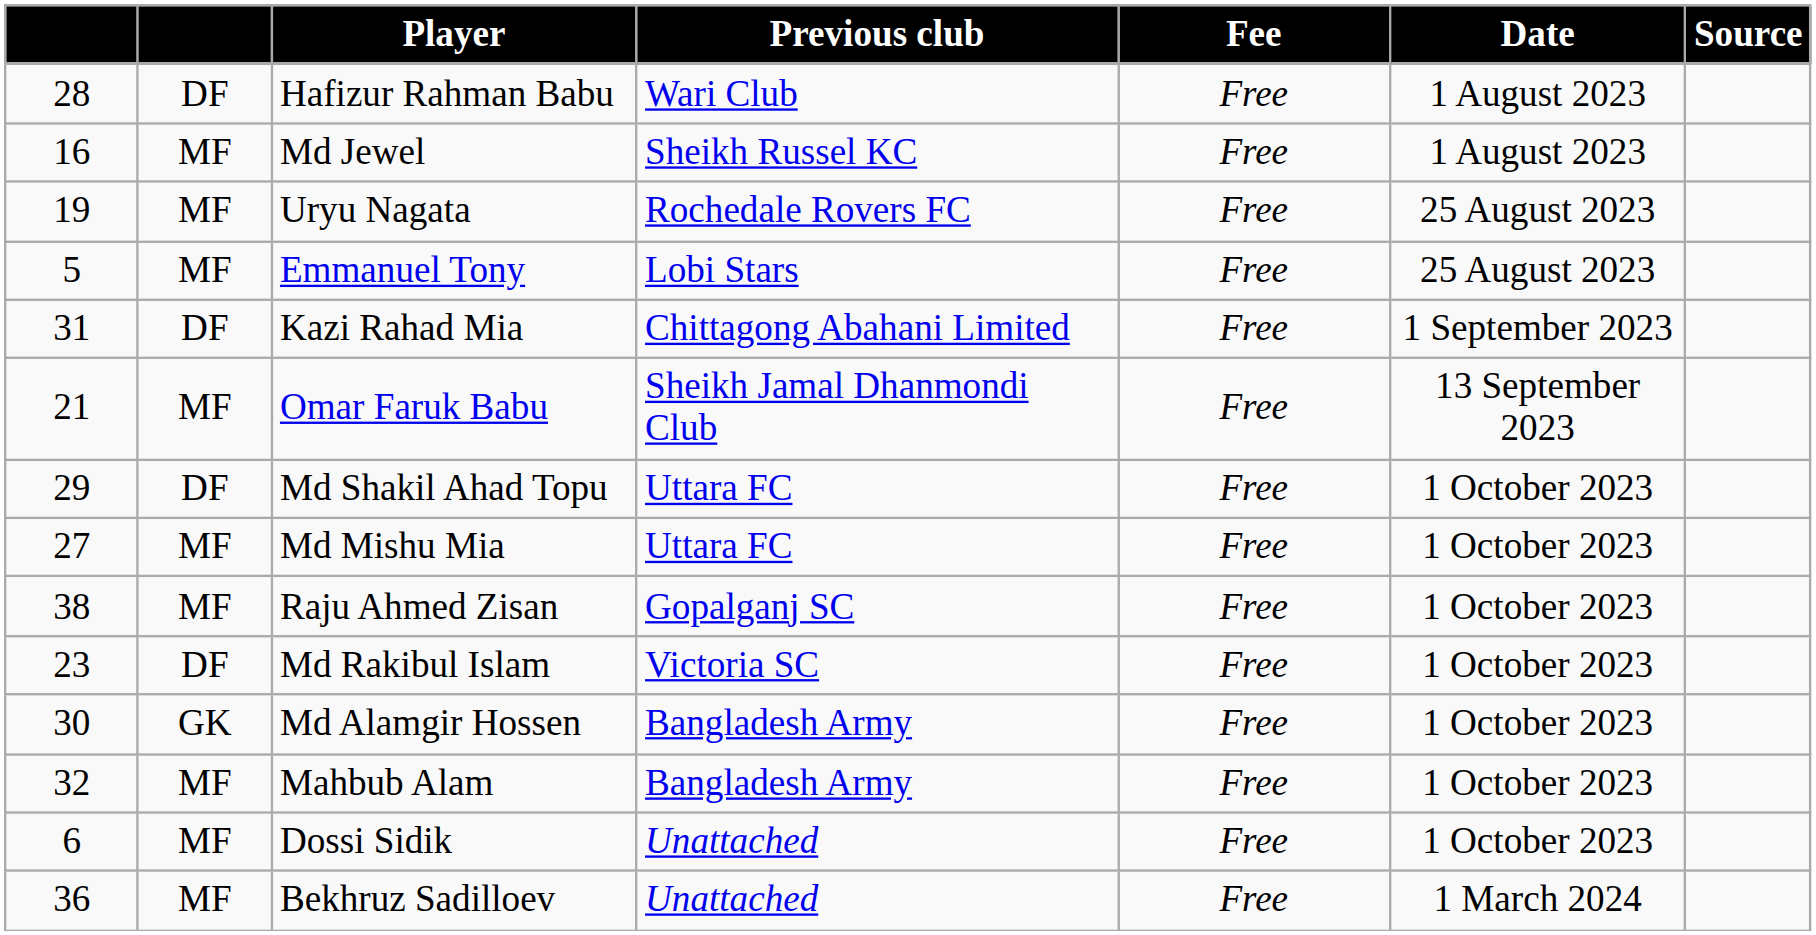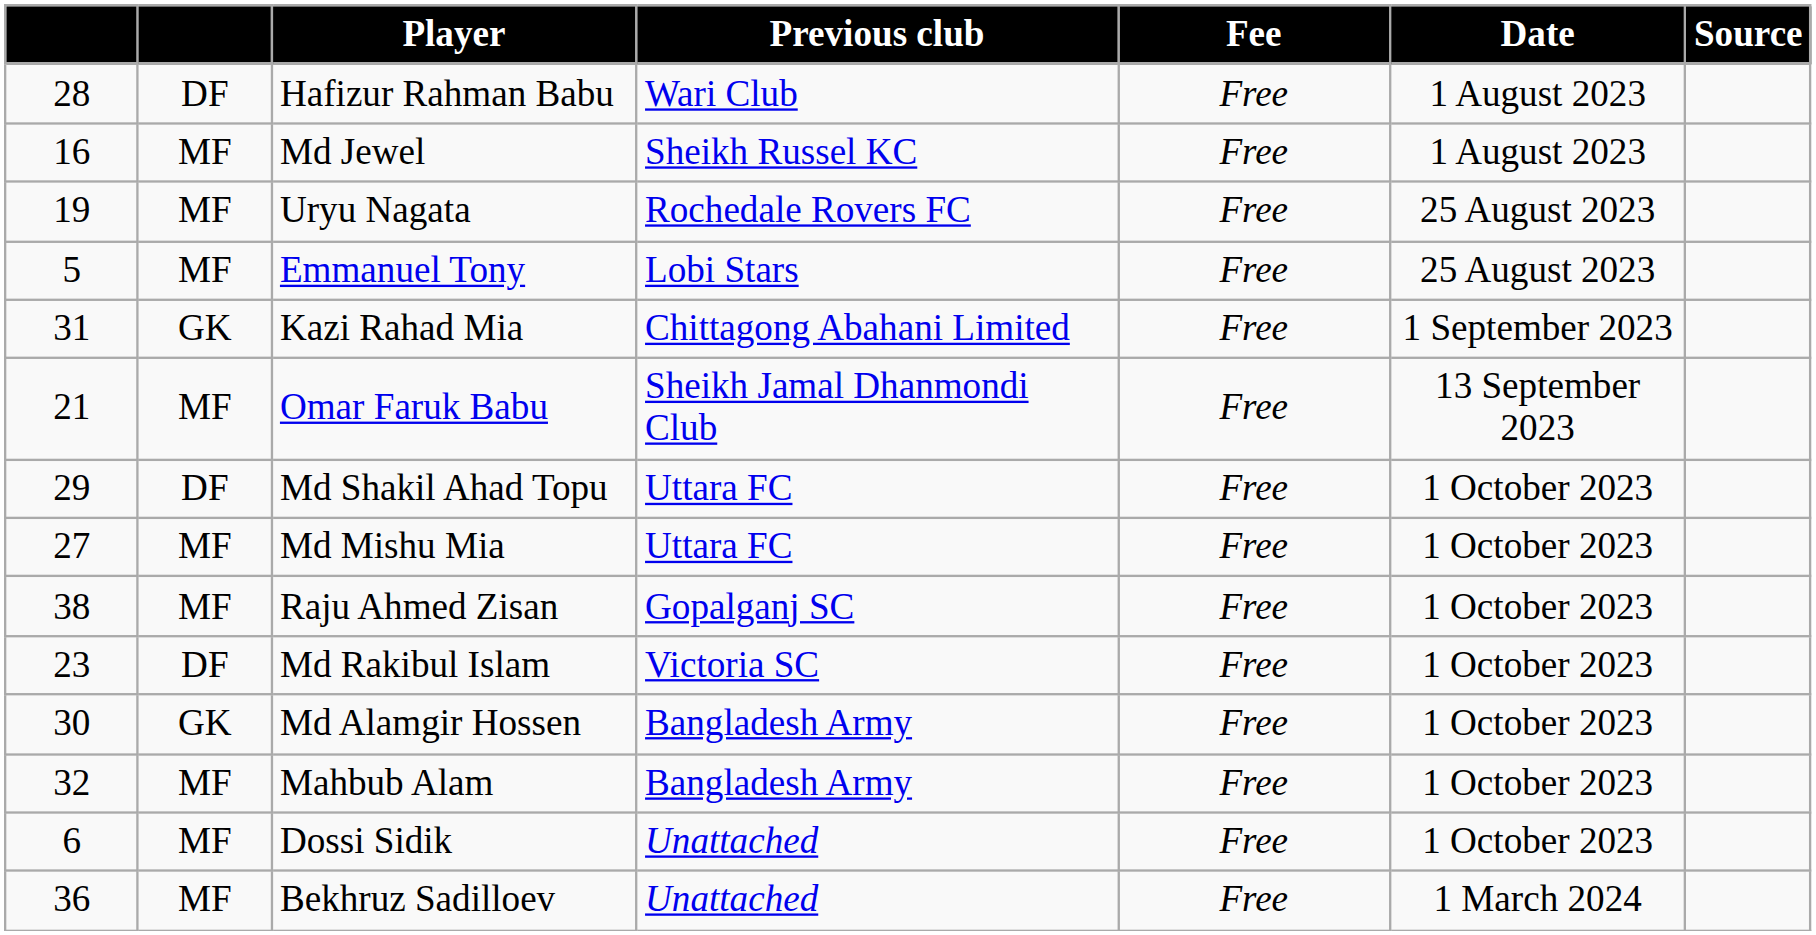(205, 328) DF -> (205, 328) GK
